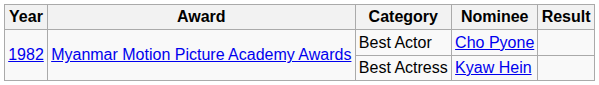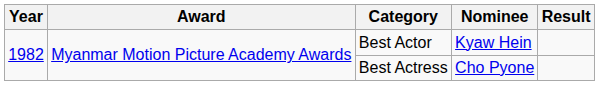(495, 42) Cho Pyone -> (493, 42) Kyaw Hein
(493, 67) Kyaw Hein -> (495, 67) Cho Pyone
